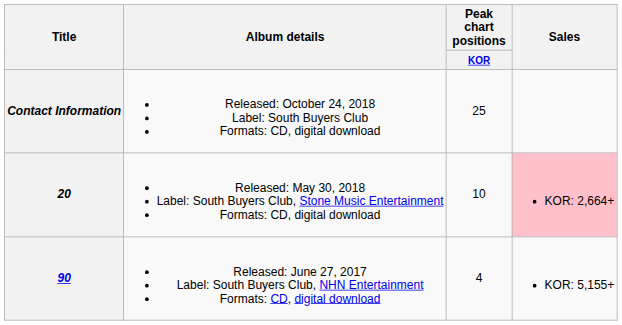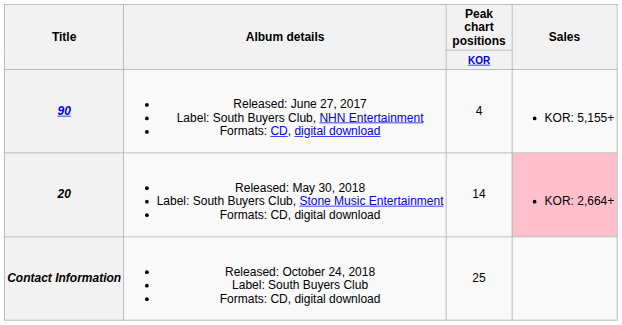rows swapped: (64, 278) <-> (64, 111)
(479, 194) 10 -> (479, 194) 14
